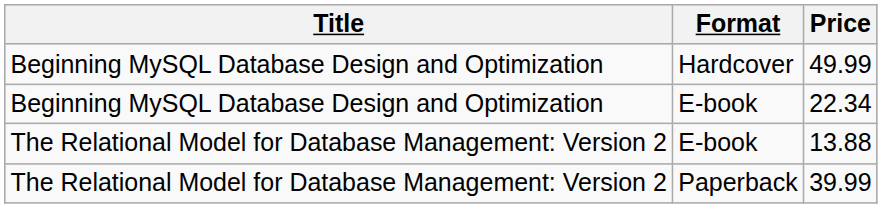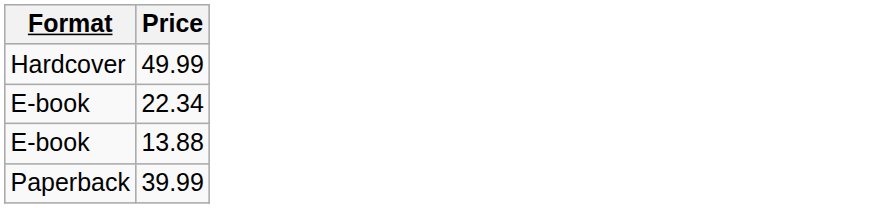- column: (339, 24)
